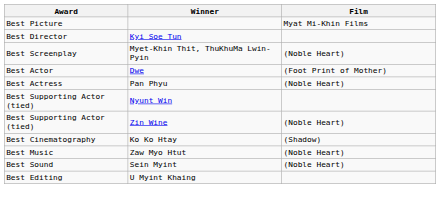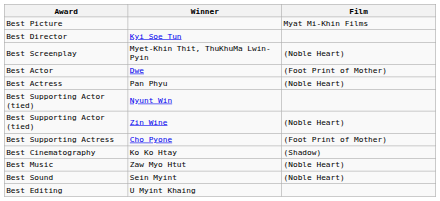+ row: (151, 139)
